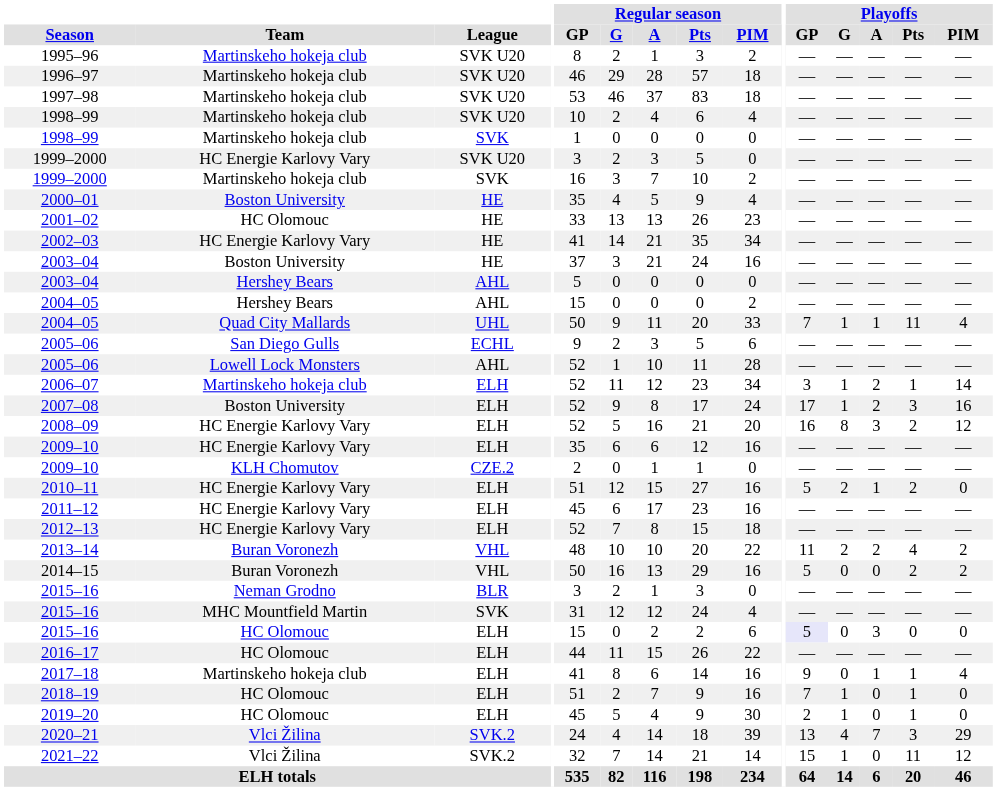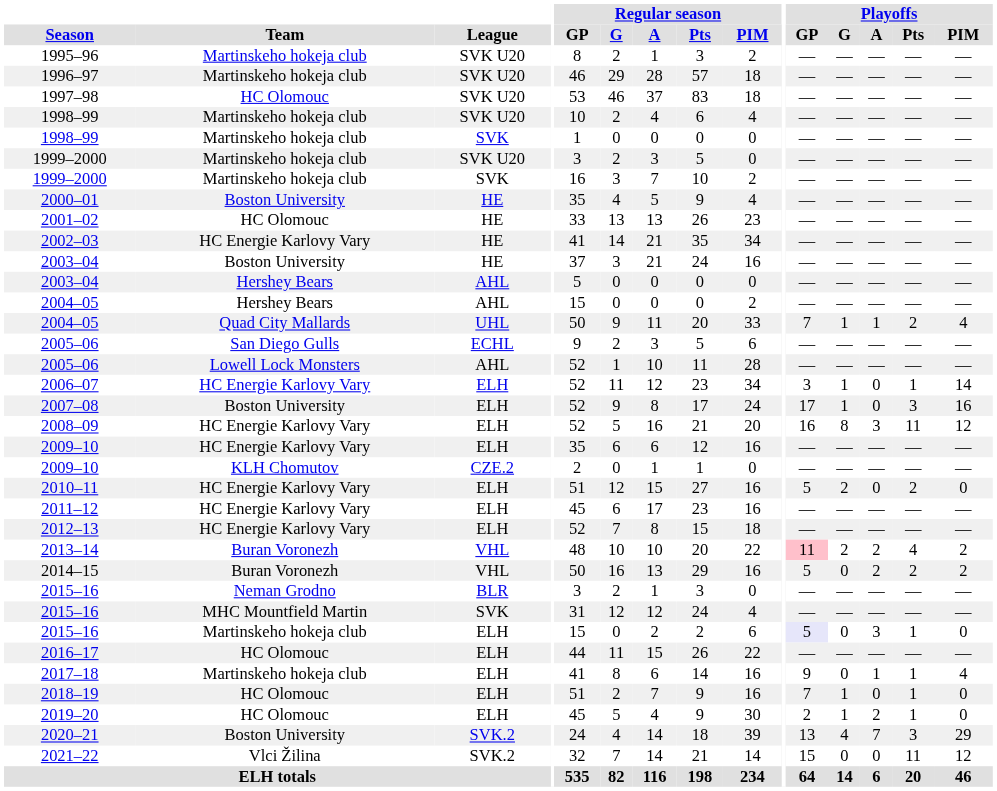(285, 96) Martinskeho hokeja club -> (285, 96) HC Olomouc
(285, 158) HC Energie Karlovy Vary -> (285, 158) Martinskeho hokeja club
(913, 323) 11 -> (913, 323) 2
(285, 385) Martinskeho hokeja club -> (285, 385) HC Energie Karlovy Vary
(876, 385) 2 -> (876, 385) 0
(876, 405) 2 -> (876, 405) 0
(913, 426) 2 -> (913, 426) 11
(876, 488) 1 -> (876, 488) 0
(807, 549) no background -> (807, 549) pink background
(876, 570) 0 -> (876, 570) 2
(285, 632) HC Olomouc -> (285, 632) Martinskeho hokeja club
(913, 632) 0 -> (913, 632) 1
(876, 714) 0 -> (876, 714) 2
(285, 735) Vlci Žilina -> (285, 735) Boston University
(844, 755) 1 -> (844, 755) 0
